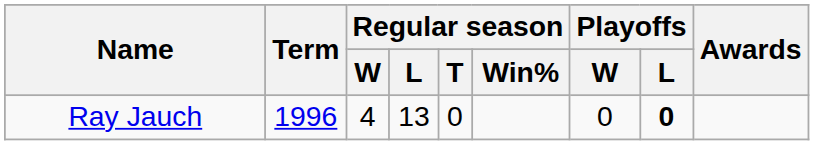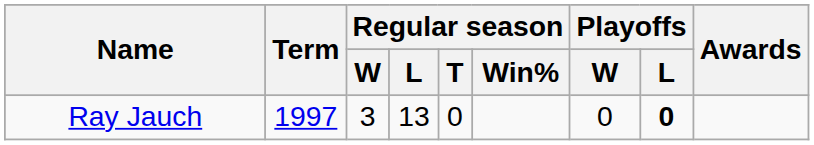(306, 116) 1996 -> (306, 116) 1997
(368, 116) 4 -> (368, 116) 3
